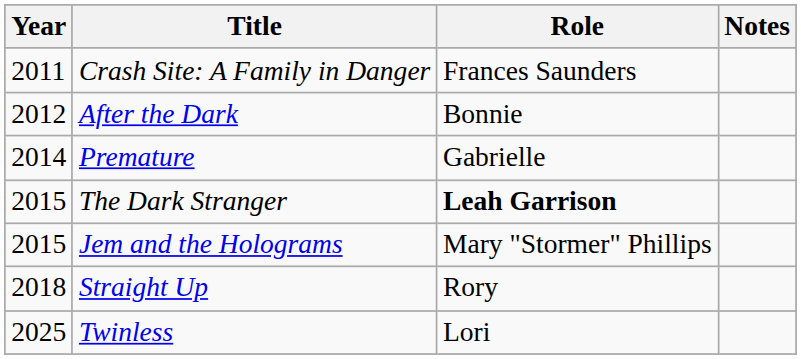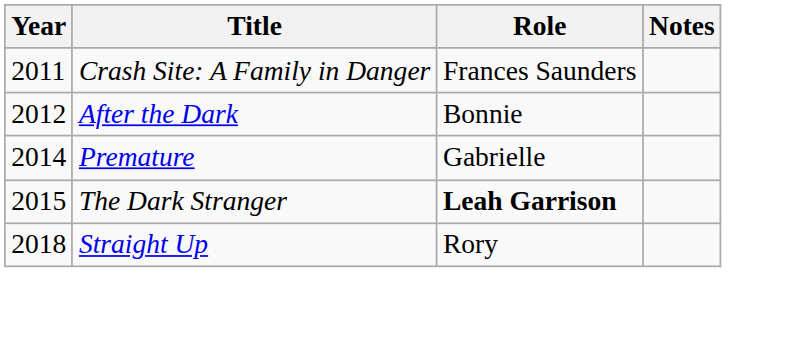- row: (211, 244)
- row: (126, 331)
